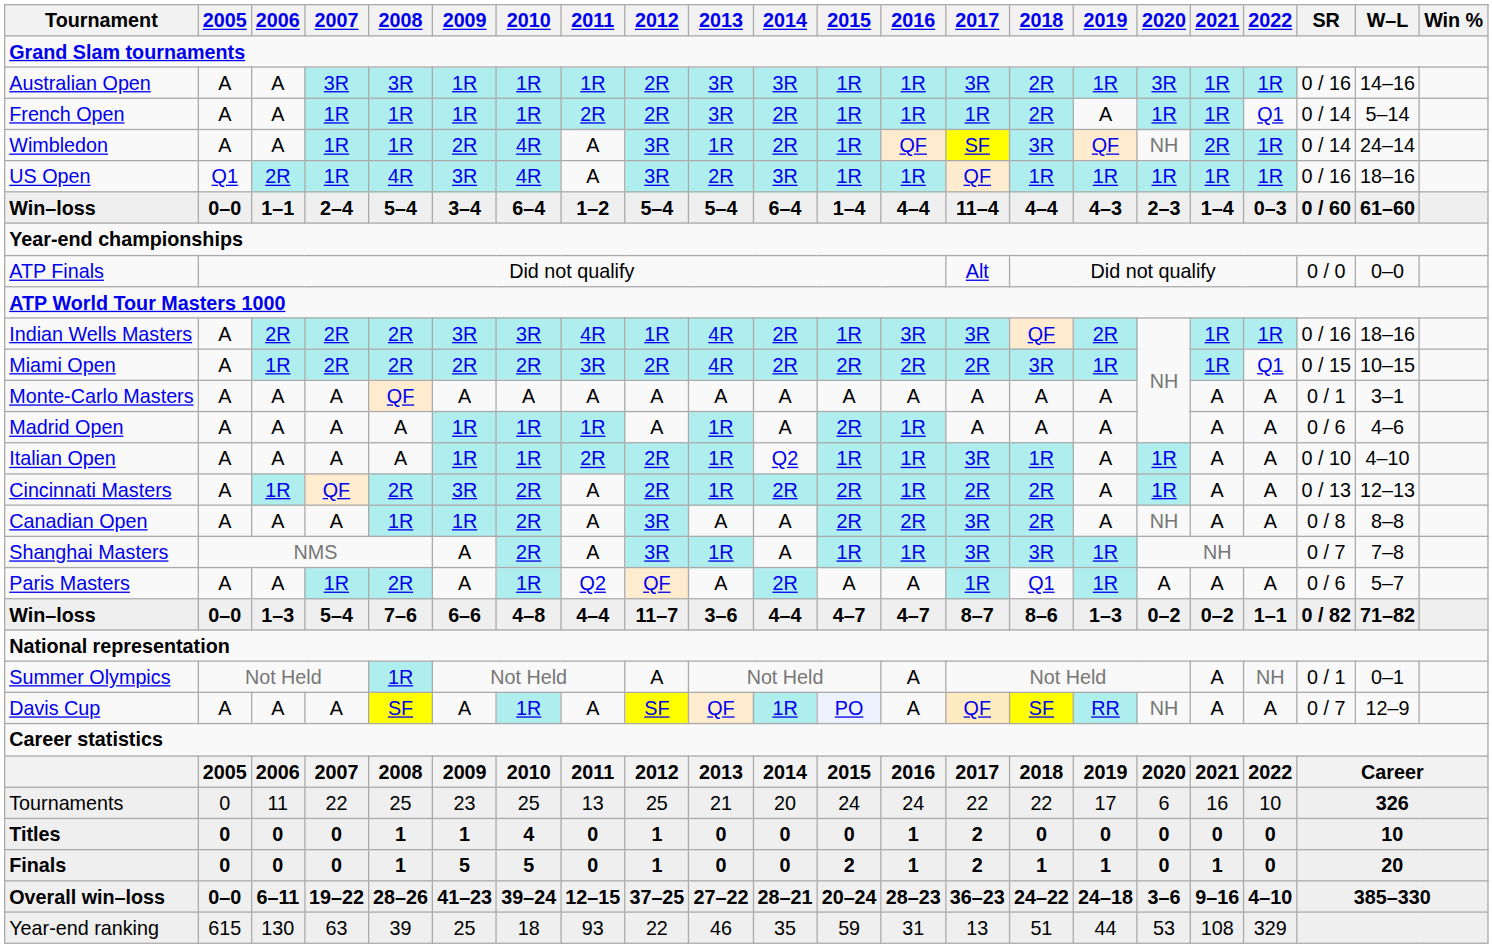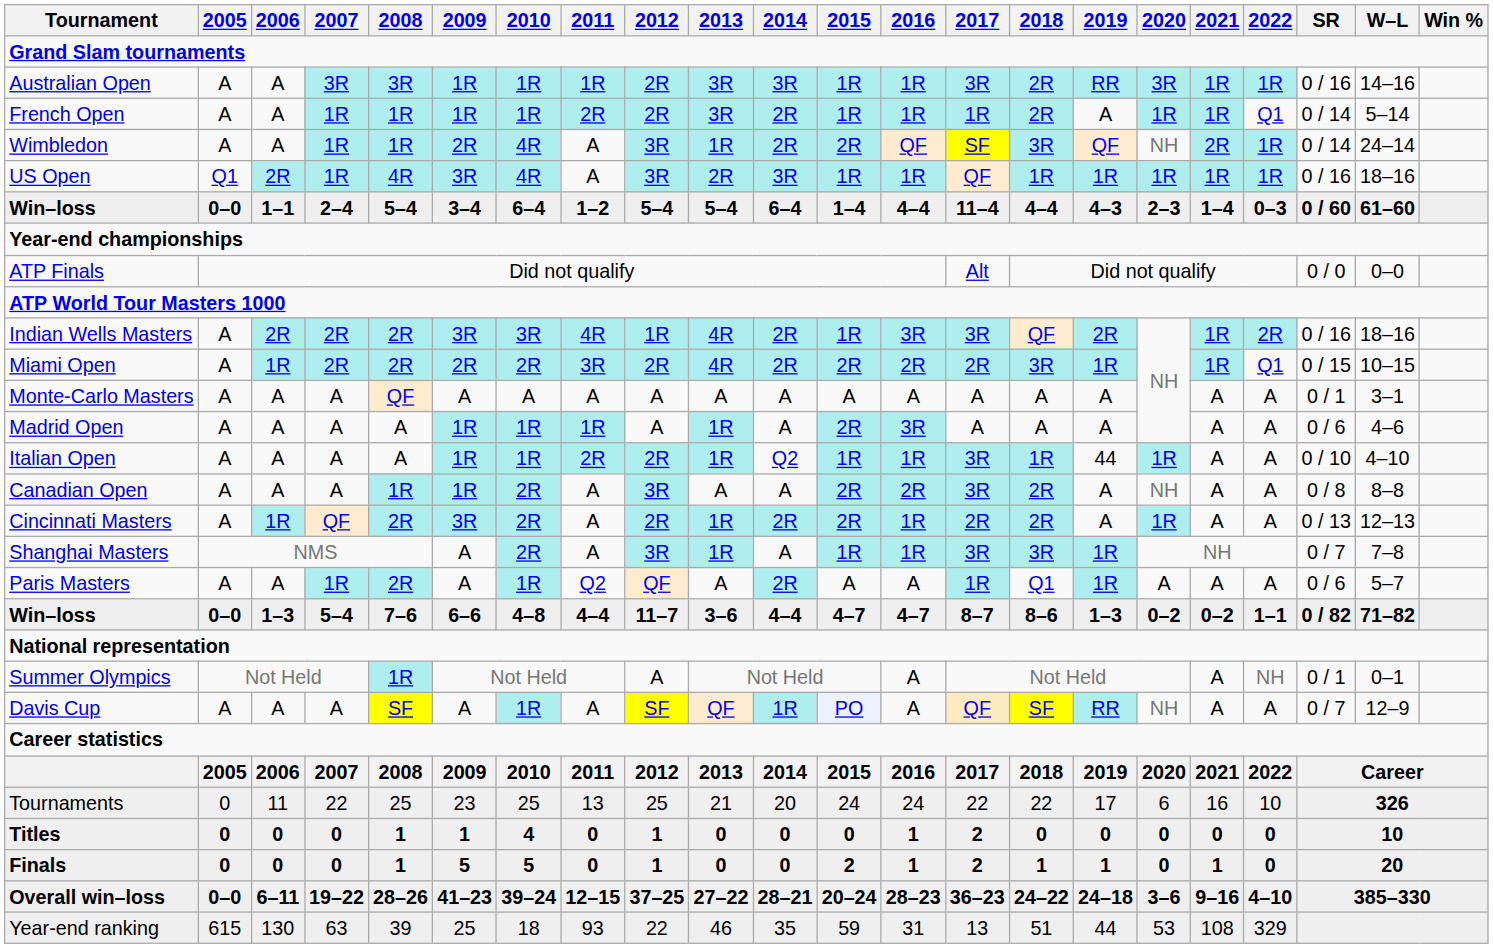(1105, 83) 1R -> (1105, 83) RR
(849, 146) 1R -> (849, 146) 2R
(1270, 333) 1R -> (1270, 333) 2R
(913, 427) 1R -> (913, 427) 3R
(1105, 458) A -> (1105, 458) 44
rows swapped: (78, 521) <-> (90, 490)
